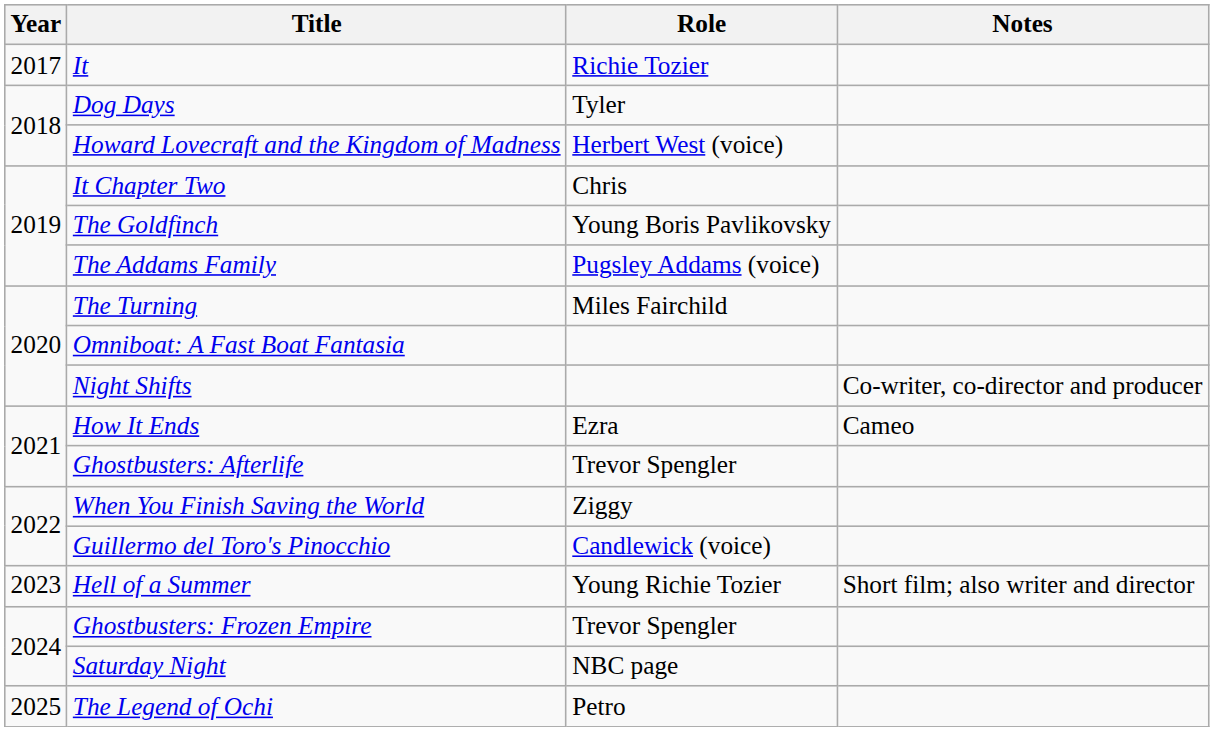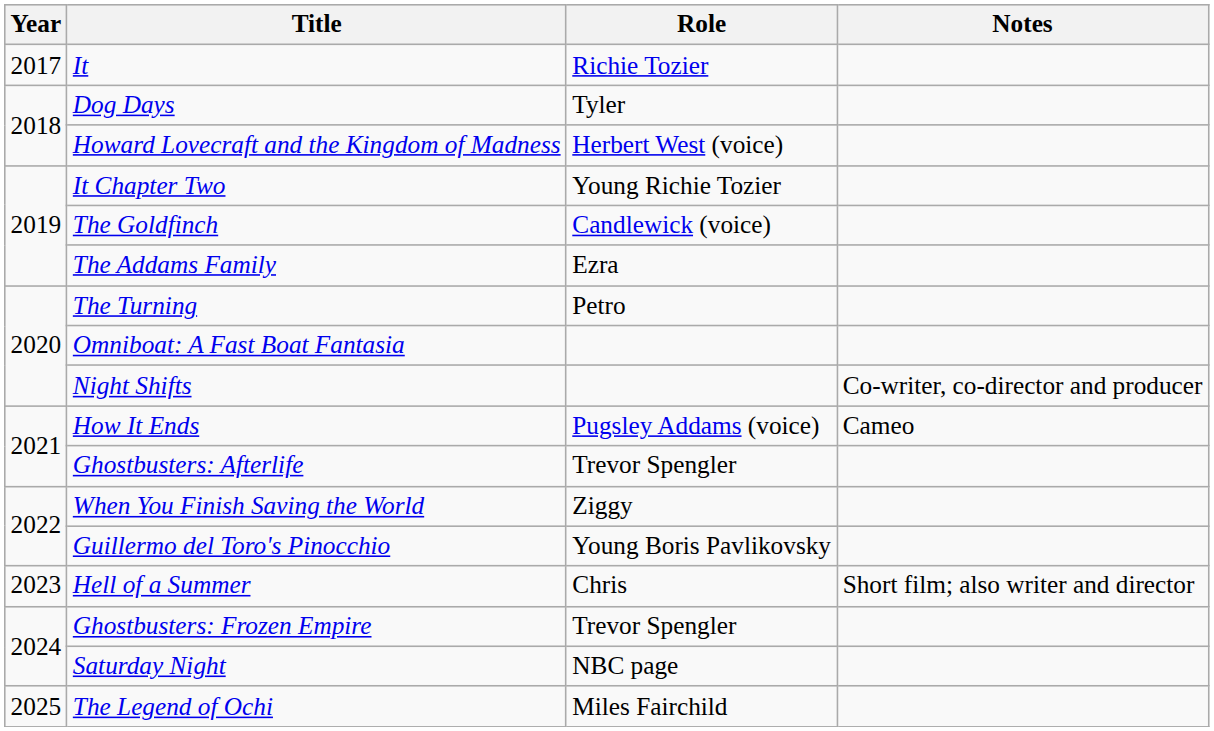(600, 184) Chris -> (677, 184) Young Richie Tozier
(702, 225) Young Boris Pavlikovsky -> (672, 225) Candlewick (voice)
(696, 265) Pugsley Addams (voice) -> (595, 265) Ezra
(650, 305) Miles Fairchild -> (599, 305) Petro
(595, 425) Ezra -> (696, 425) Pugsley Addams (voice)
(672, 545) Candlewick (voice) -> (702, 545) Young Boris Pavlikovsky
(677, 585) Young Richie Tozier -> (600, 585) Chris
(599, 706) Petro -> (650, 706) Miles Fairchild
